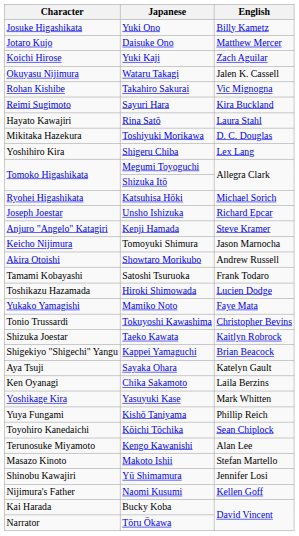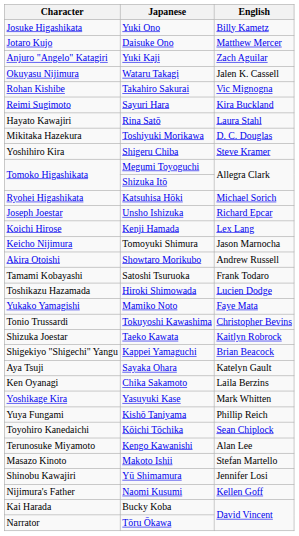(34, 58) Koichi Hirose -> (57, 58) Anjuro "Angelo" Katagiri
(235, 151) Lex Lang -> (243, 151) Steve Kramer
(57, 228) Anjuro "Angelo" Katagiri -> (34, 228) Koichi Hirose
(243, 228) Steve Kramer -> (235, 228) Lex Lang
